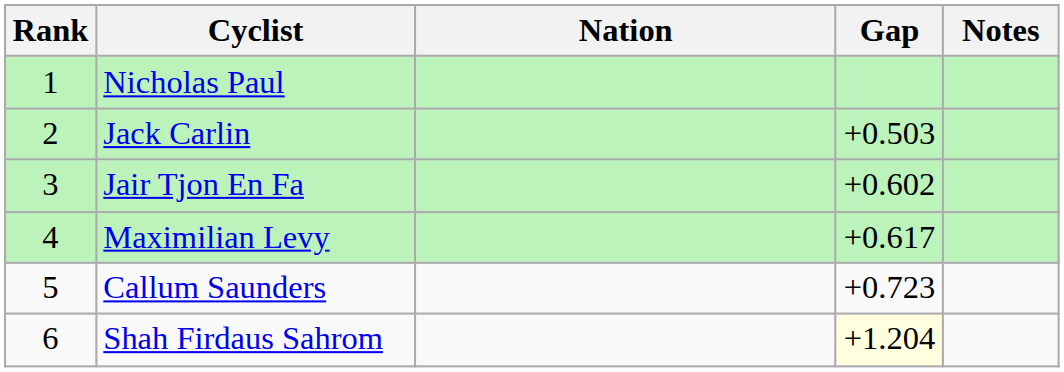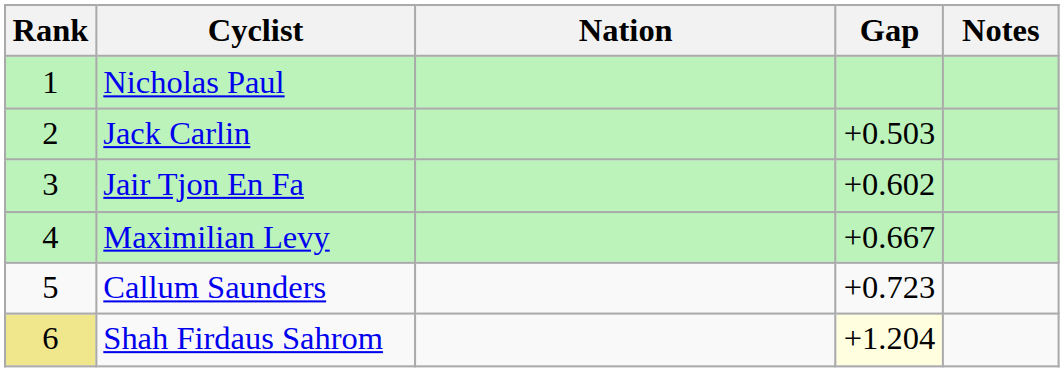(889, 236) +0.617 -> (889, 236) +0.667
(50, 339) no background -> (50, 339) khaki background
